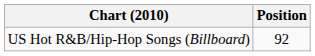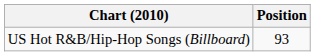(282, 39) 92 -> (282, 39) 93
